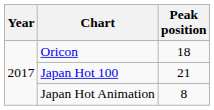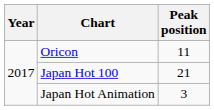(184, 51) 18 -> (184, 51) 11
(184, 94) 8 -> (184, 94) 3
